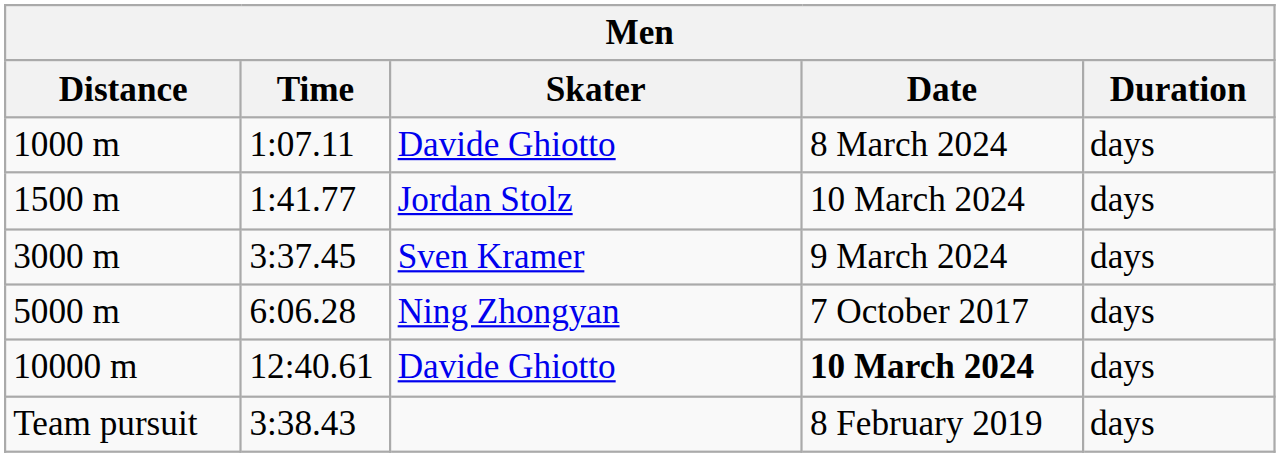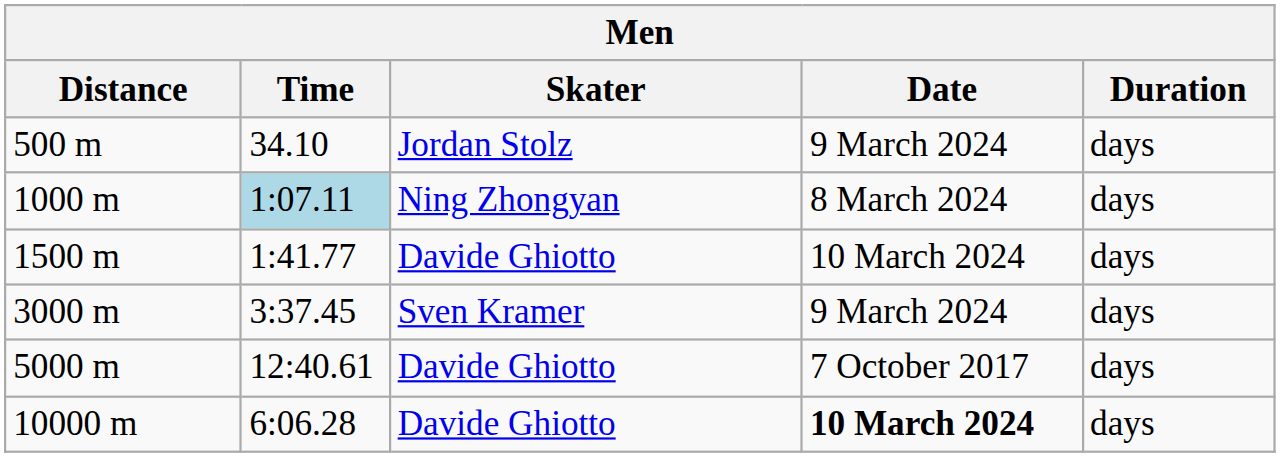+ row: (58, 144)
(302, 144) no background -> (302, 199) lightblue background
(507, 144) Davide Ghiotto -> (509, 199) Ning Zhongyan
(485, 199) Jordan Stolz -> (507, 255) Davide Ghiotto
(303, 311) 6:06.28 -> (312, 367) 12:40.61
(509, 311) Ning Zhongyan -> (507, 367) Davide Ghiotto
(312, 367) 12:40.61 -> (303, 423) 6:06.28
- row: (105, 423)
